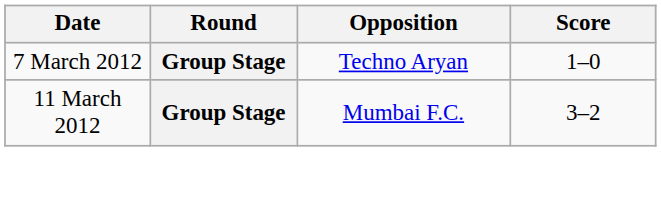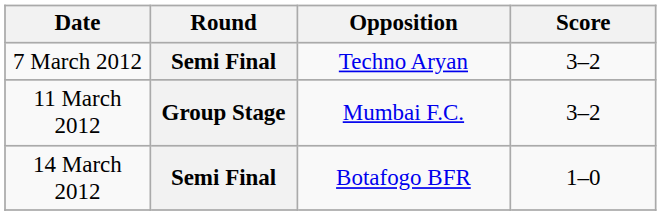(224, 61) Group Stage -> (224, 61) Semi Final
(583, 61) 1–0 -> (583, 61) 3–2
+ row: (77, 177)
